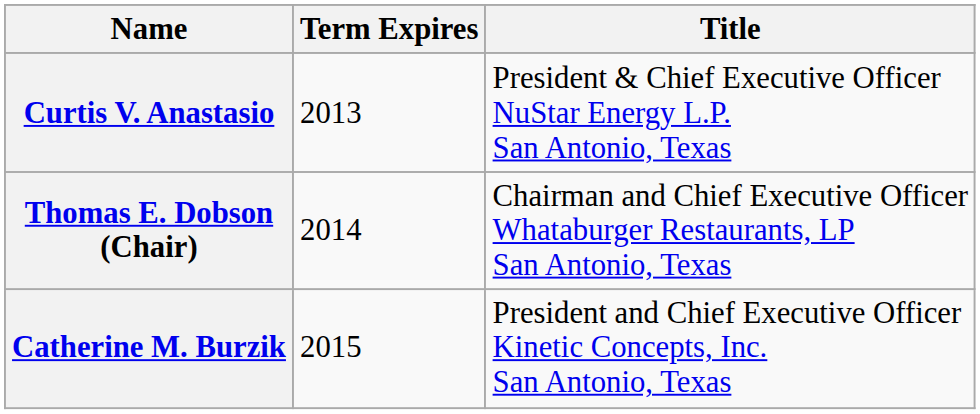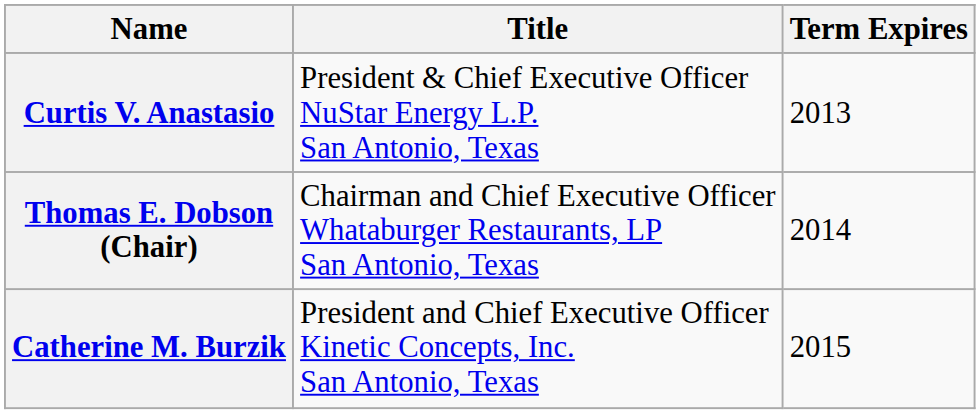columns swapped: (730, 28) <-> (389, 28)
